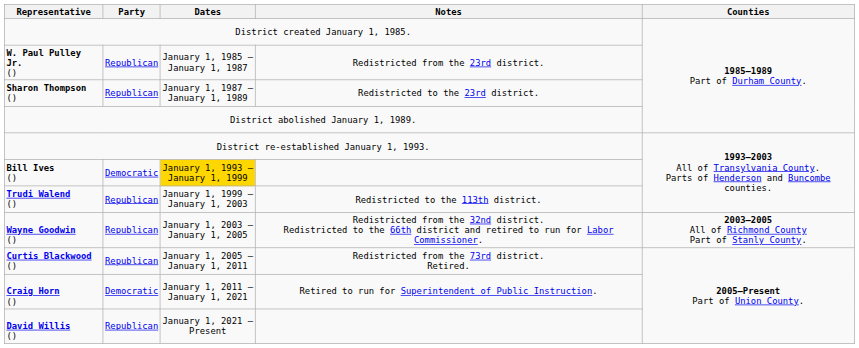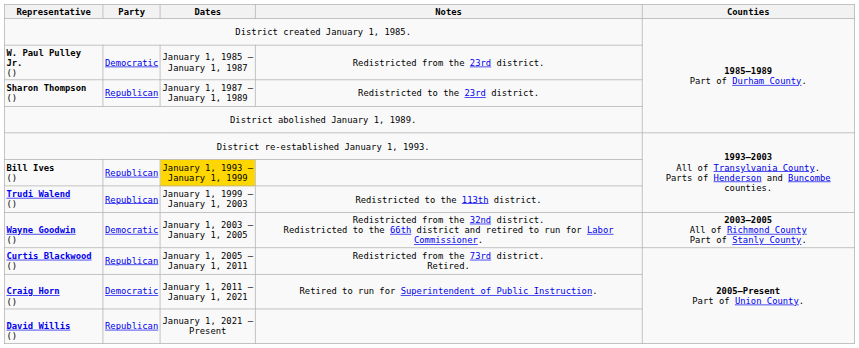(132, 63) Republican -> (132, 63) Democratic
(132, 173) Democratic -> (132, 173) Republican
(132, 230) Republican -> (132, 230) Democratic
